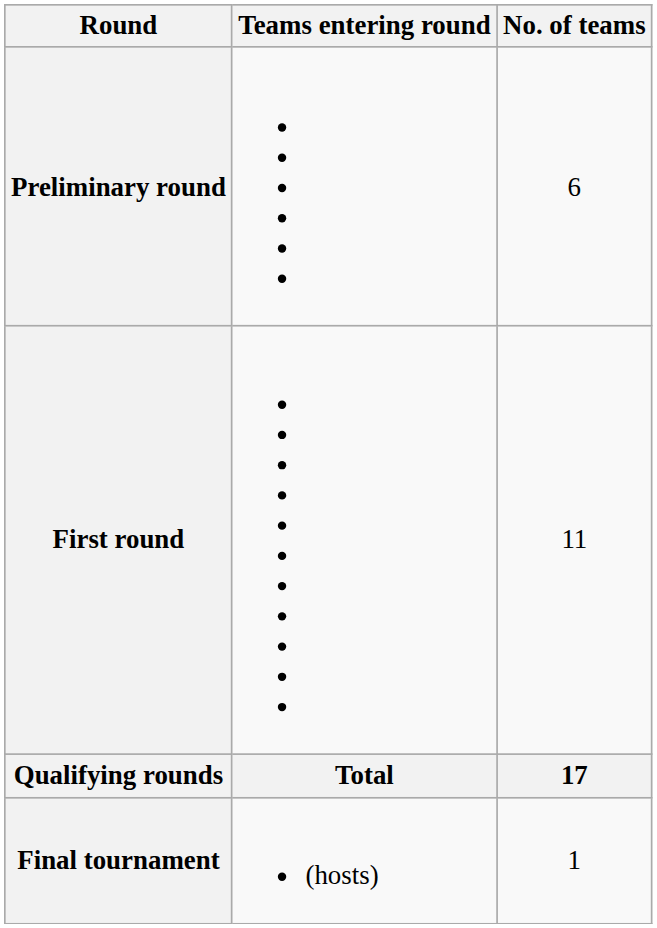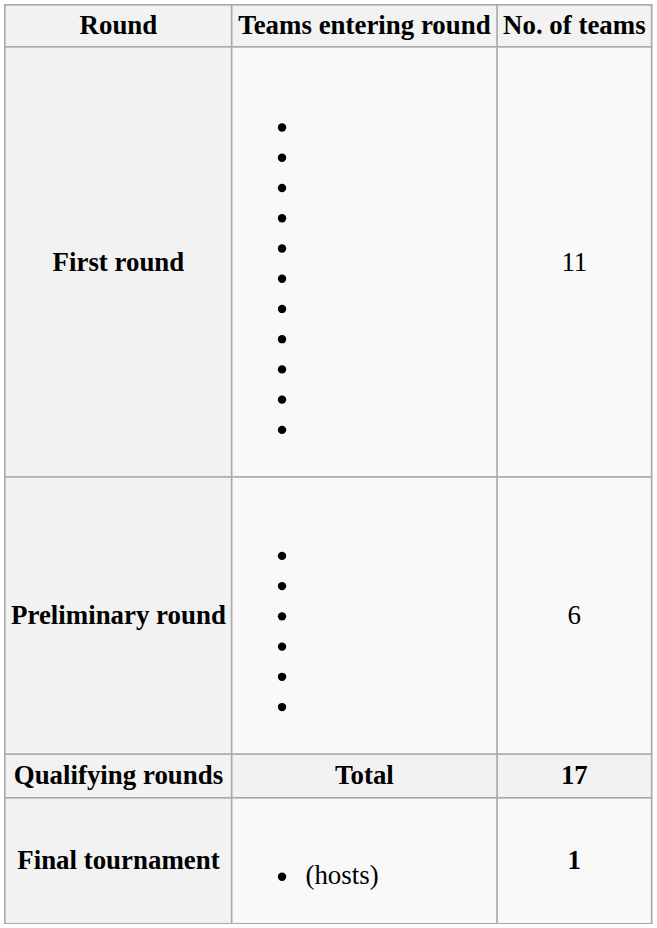rows swapped: (118, 186) <-> (118, 539)
(574, 859) normal -> (574, 859) bold
